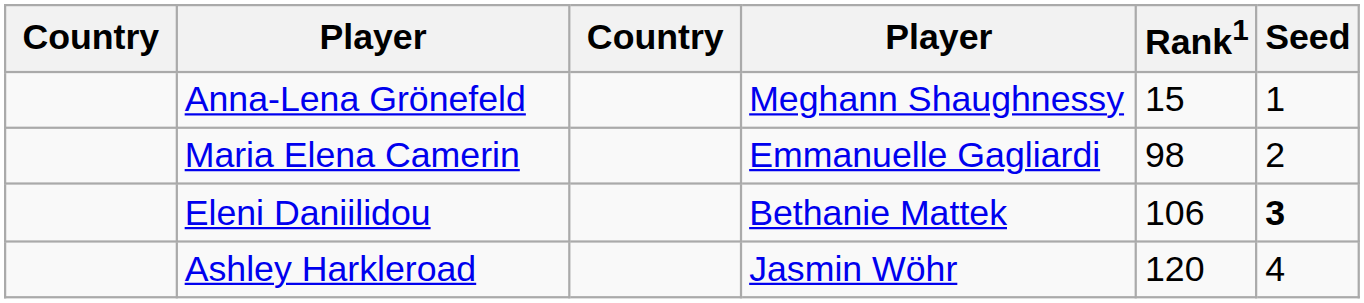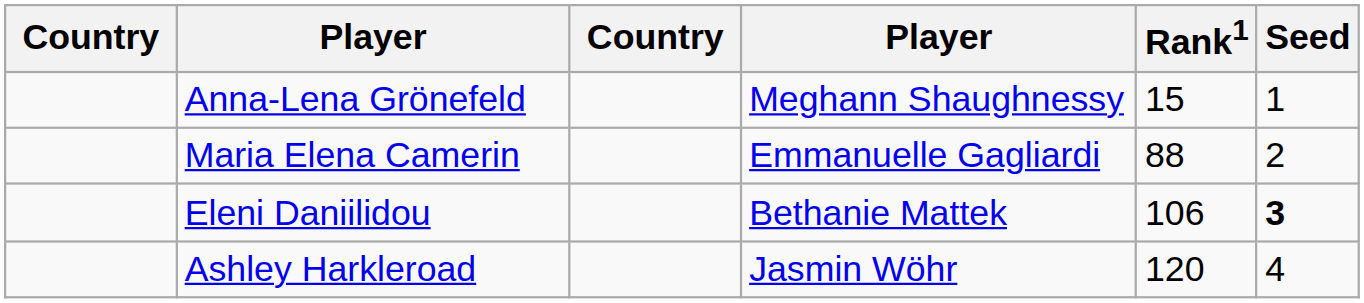(1165, 155) 98 -> (1165, 155) 88
